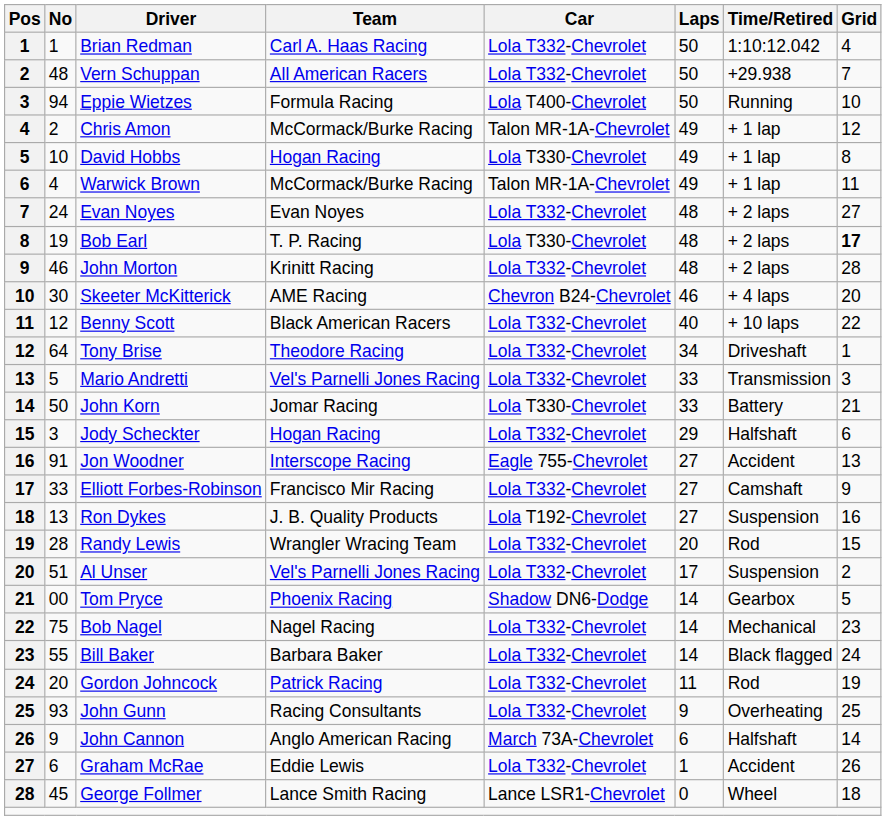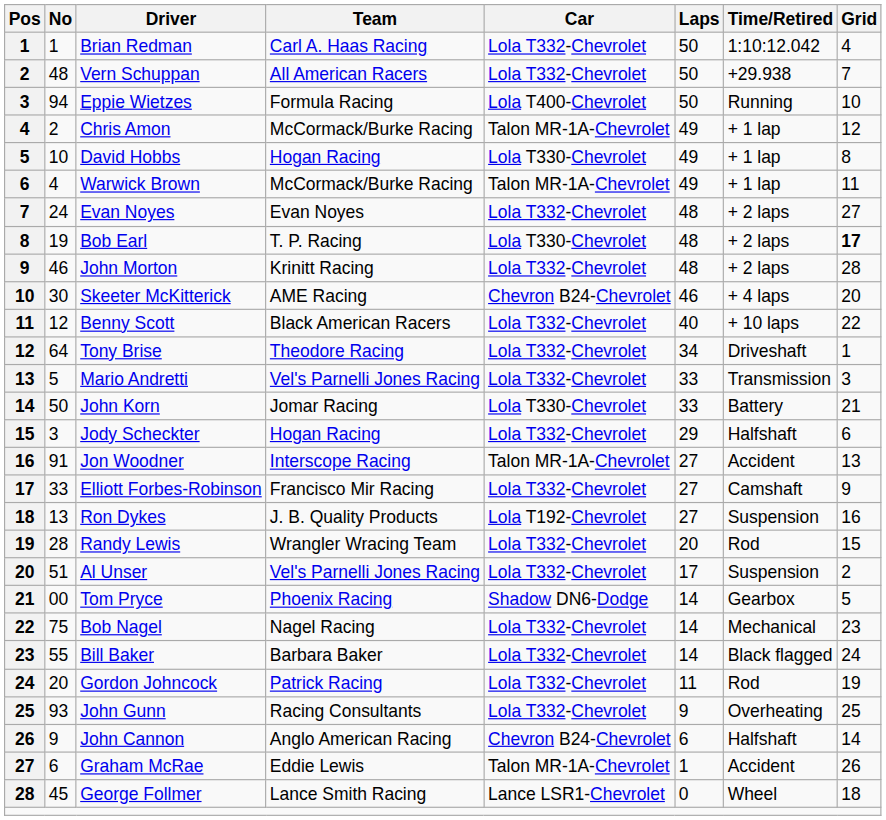(568, 461) Eagle 755-Chevrolet -> (579, 461) Talon MR-1A-Chevrolet
(571, 738) March 73A-Chevrolet -> (579, 738) Chevron B24-Chevrolet
(567, 766) Lola T332-Chevrolet -> (579, 766) Talon MR-1A-Chevrolet
